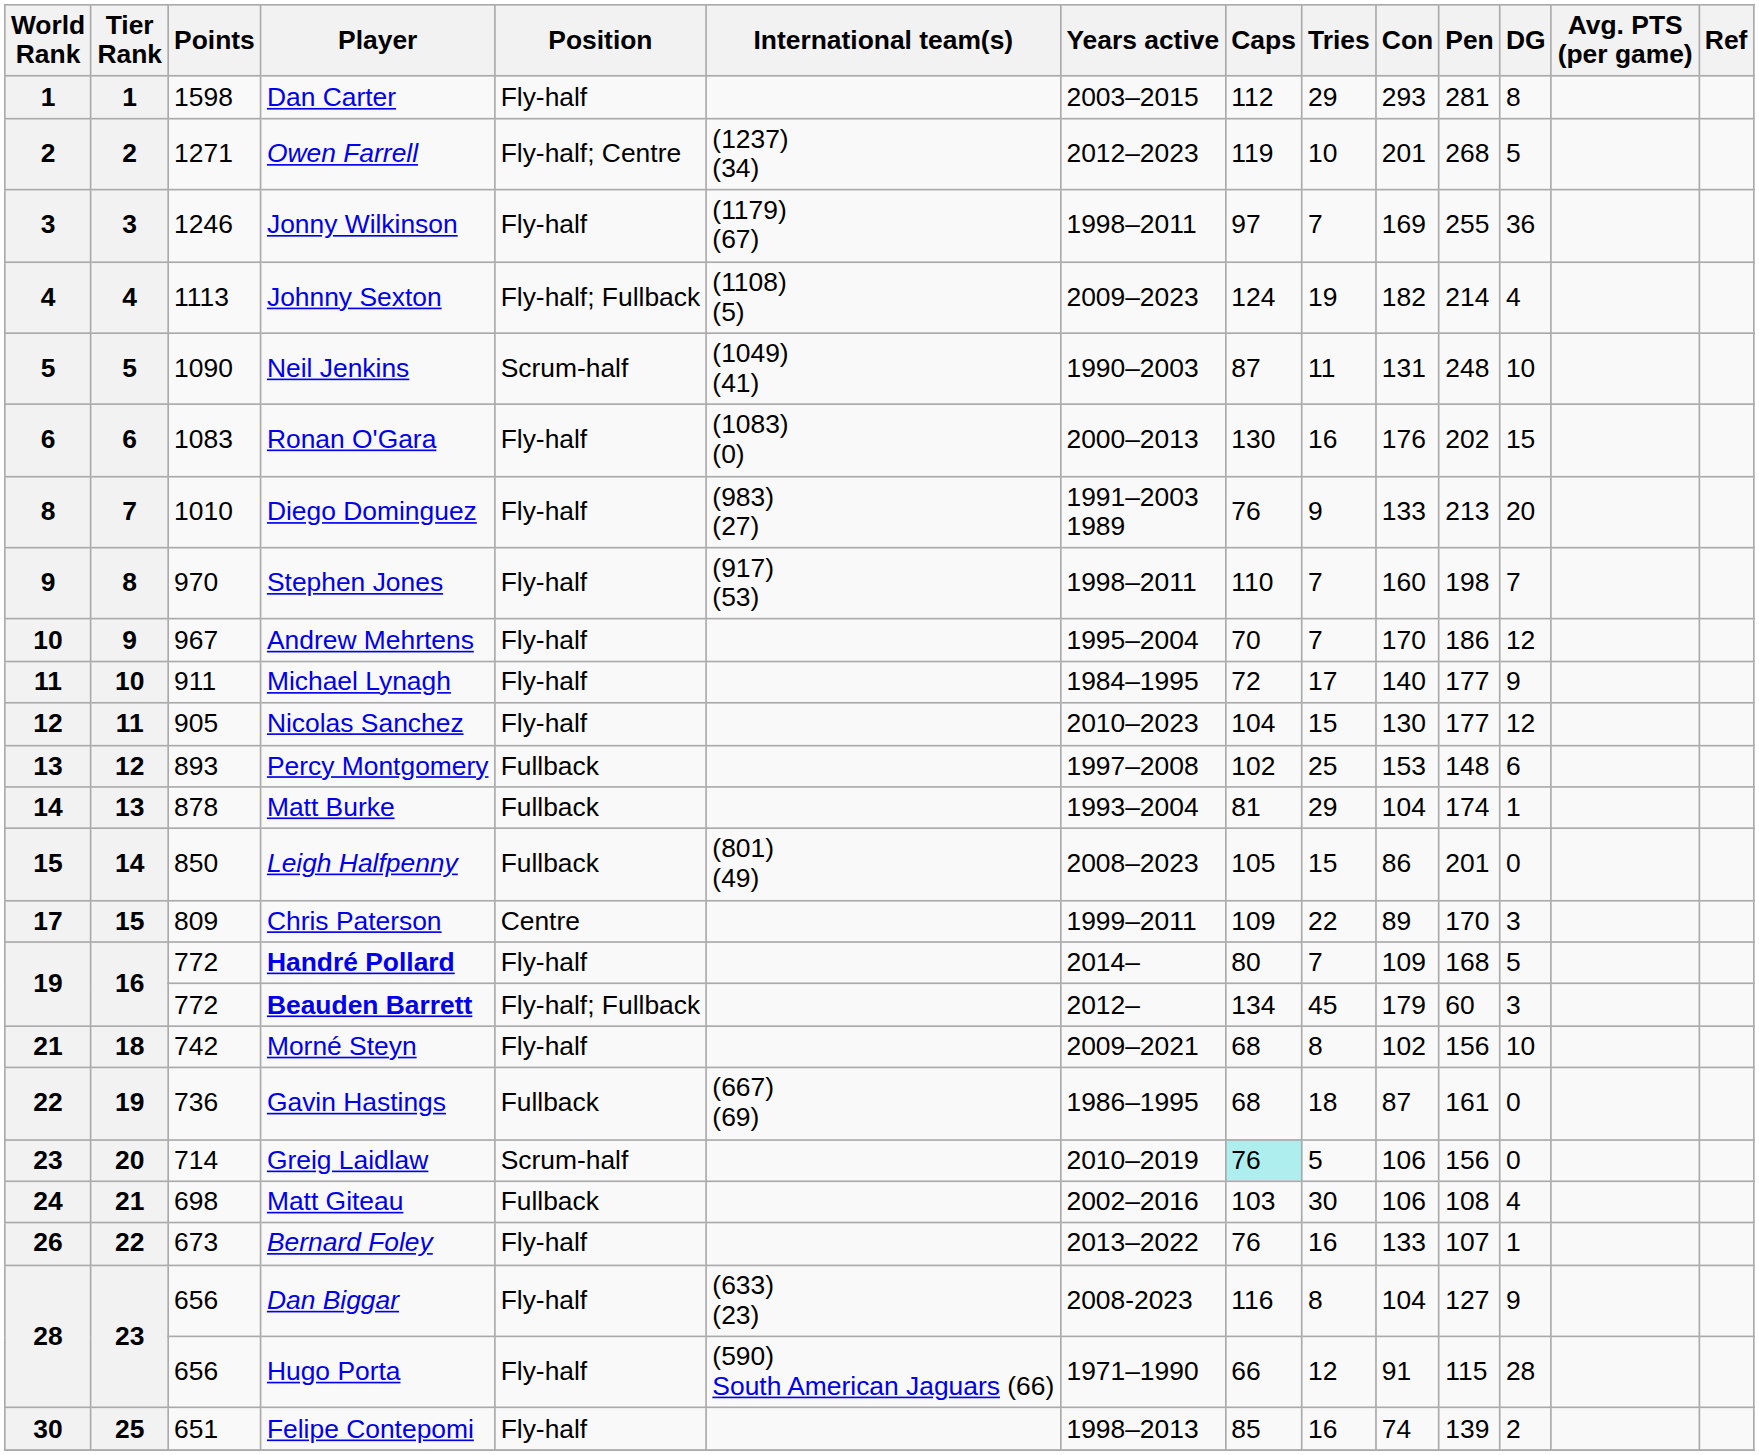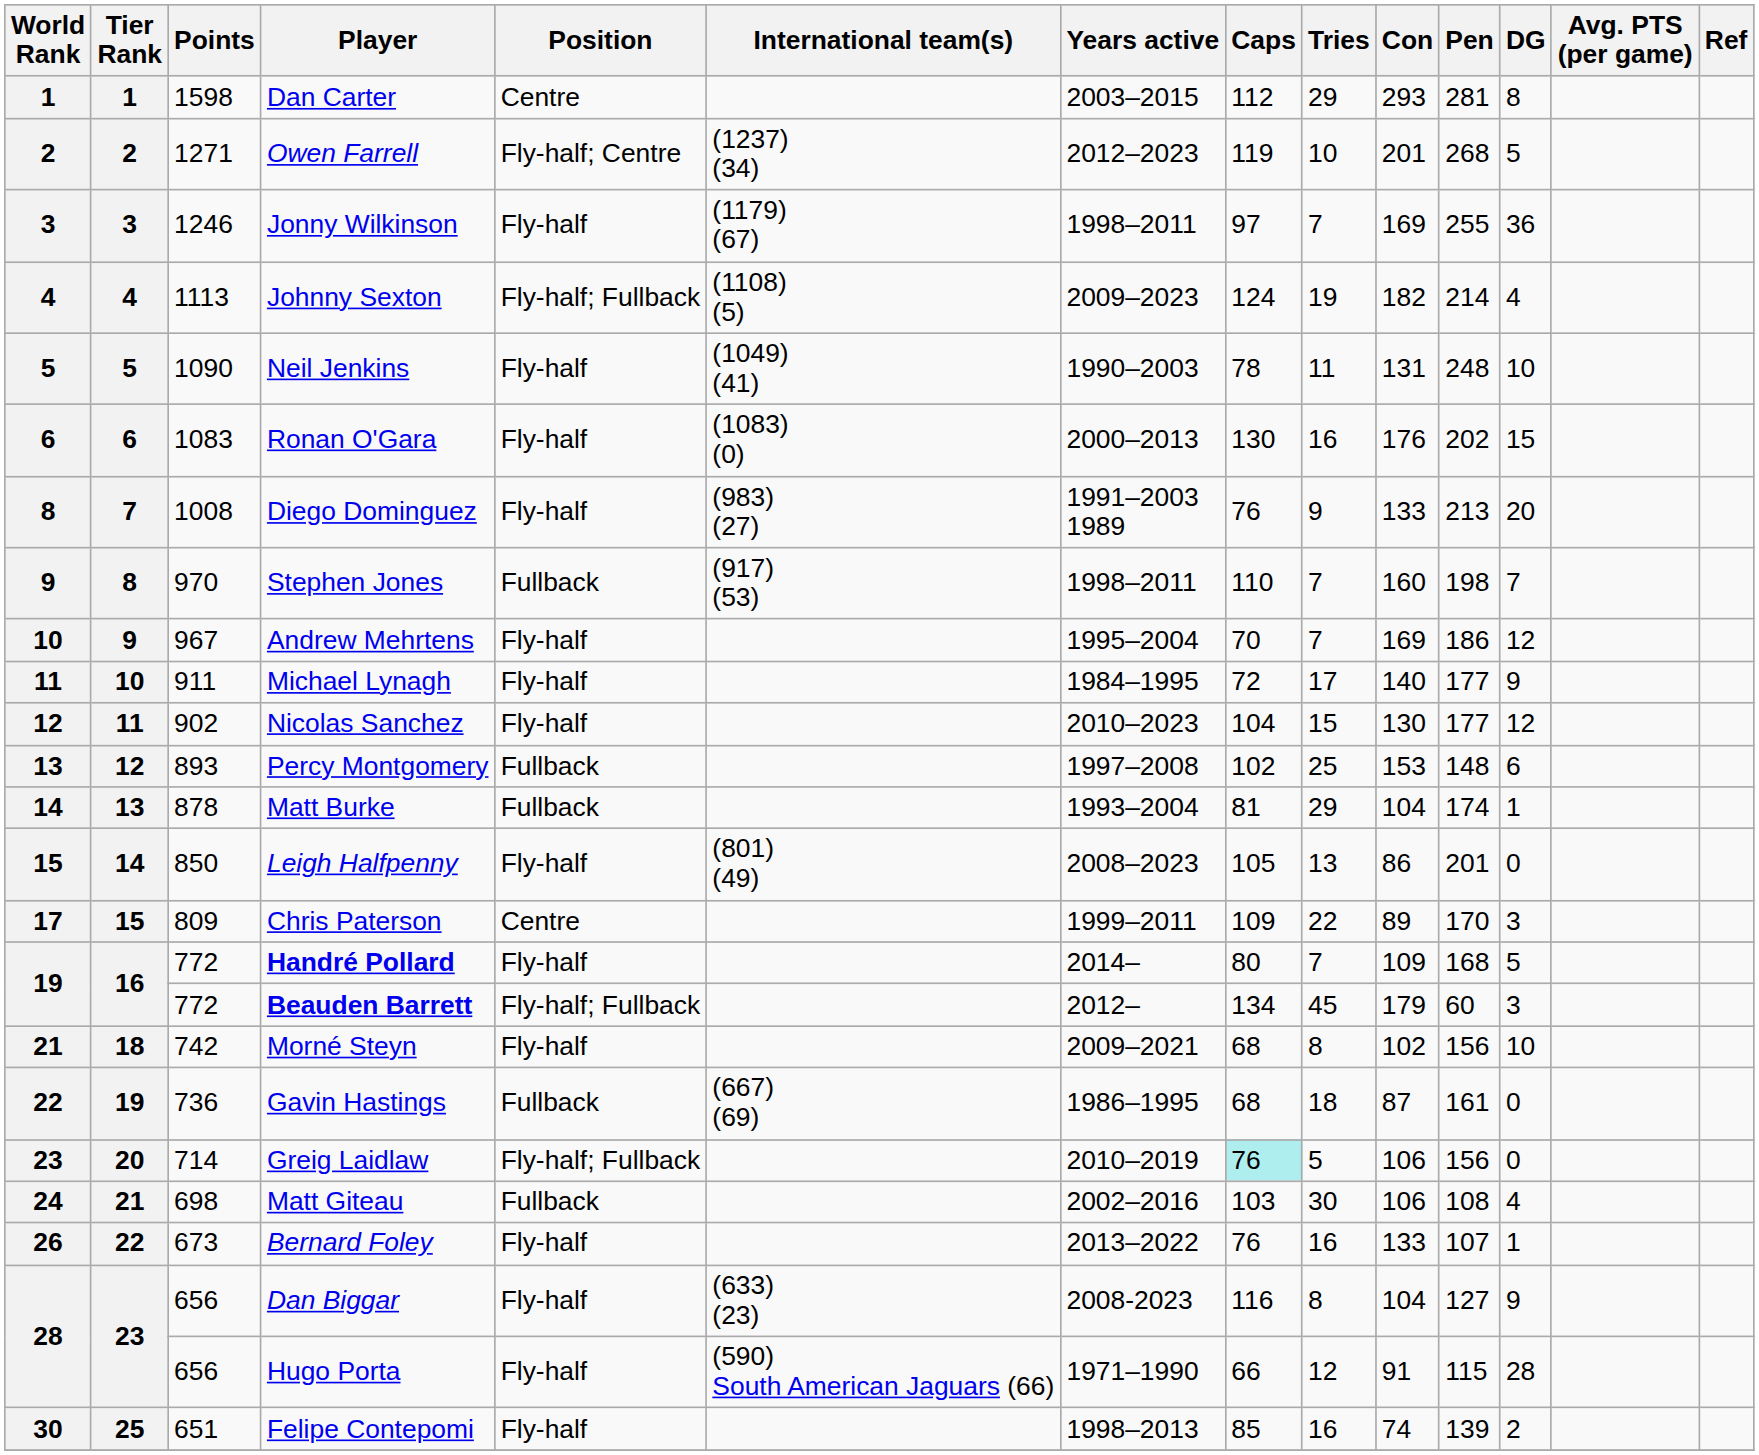(544, 97) Fly-half -> (540, 97) Centre
(564, 368) Scrum-half -> (544, 368) Fly-half
(1246, 368) 87 -> (1246, 368) 78
(203, 511) 1010 -> (203, 511) 1008
(544, 583) Fly-half -> (550, 583) Fullback
(1404, 639) 170 -> (1404, 639) 169
(196, 723) 905 -> (196, 723) 902
(550, 864) Fullback -> (544, 864) Fly-half
(1323, 864) 15 -> (1323, 864) 13
(564, 1159) Scrum-half -> (600, 1159) Fly-half; Fullback
